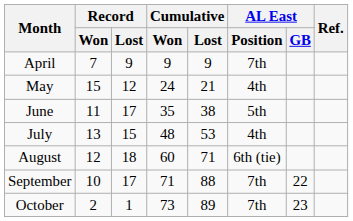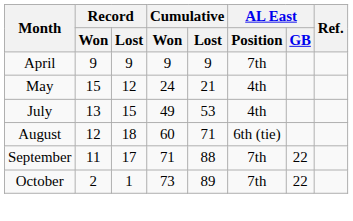(93, 63) 7 -> (93, 63) 9
- row: (40, 110)
(167, 134) 48 -> (167, 110) 49
(93, 181) 10 -> (93, 157) 11
(300, 205) 23 -> (300, 181) 22
